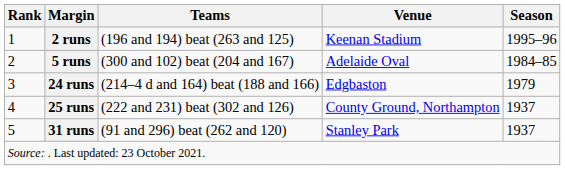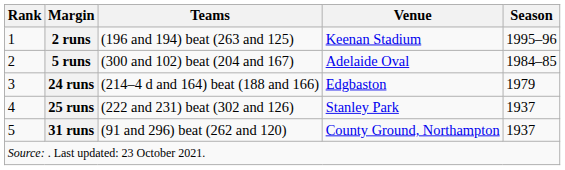(413, 107) County Ground, Northampton -> (362, 107) Stanley Park
(362, 130) Stanley Park -> (413, 130) County Ground, Northampton
